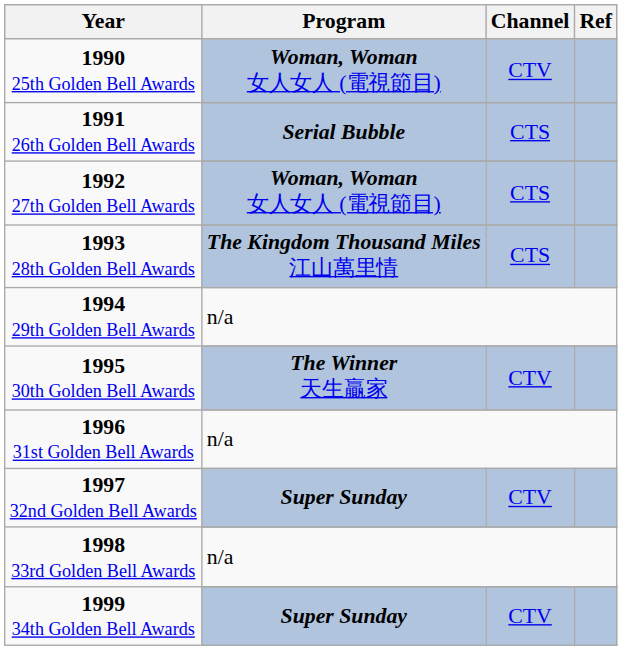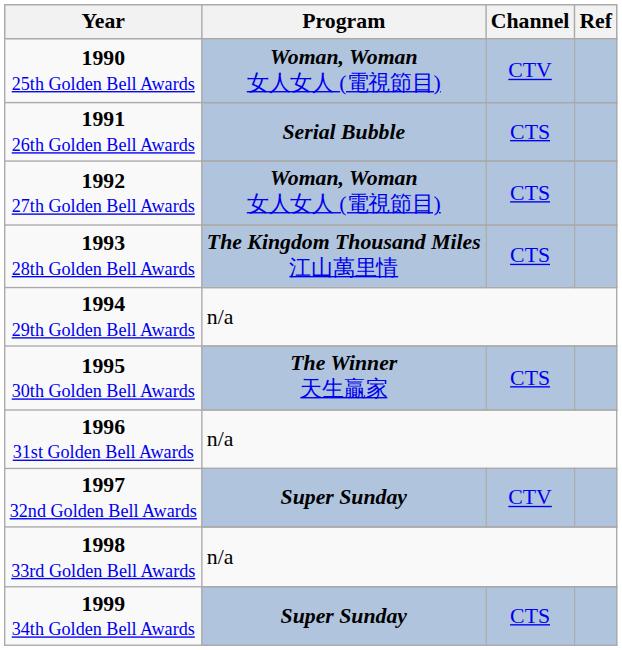(530, 377) CTV -> (530, 377) CTS
(530, 615) CTV -> (530, 615) CTS
